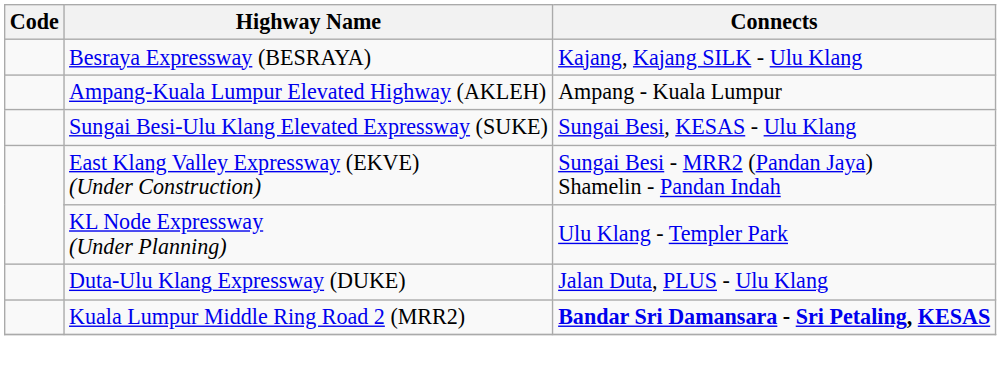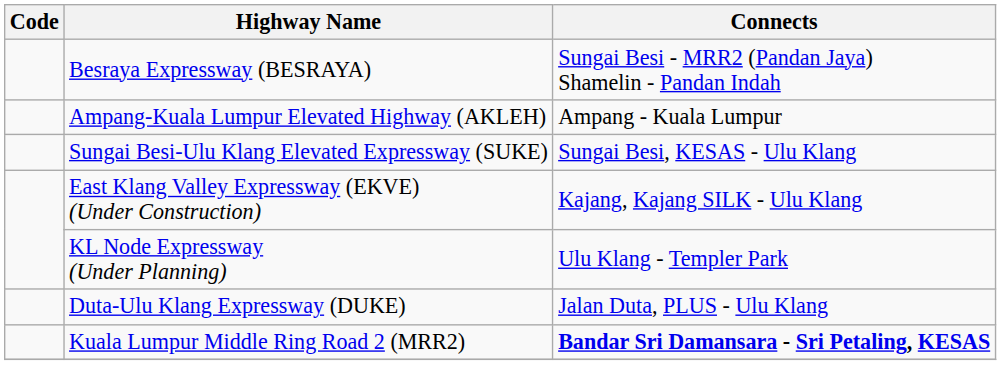(710, 57) Kajang, Kajang SILK - Ulu Klang -> (715, 69) Sungai Besi - MRR2 (Pandan Jaya) Shamelin - Pandan Indah
(715, 174) Sungai Besi - MRR2 (Pandan Jaya) Shamelin - Pandan Indah -> (710, 199) Kajang, Kajang SILK - Ulu Klang
